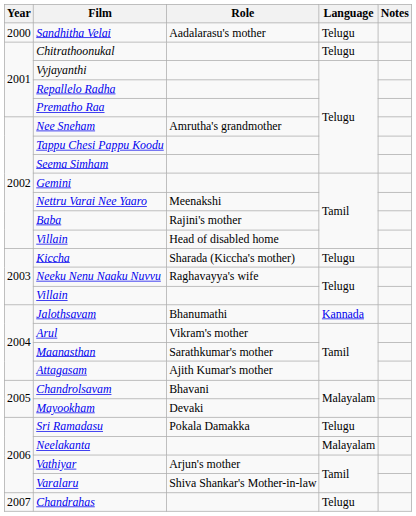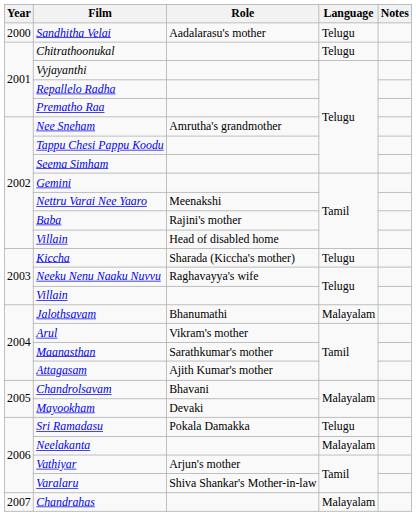(343, 314) Kannada -> (349, 314) Malayalam
(338, 502) Telugu -> (349, 502) Malayalam
